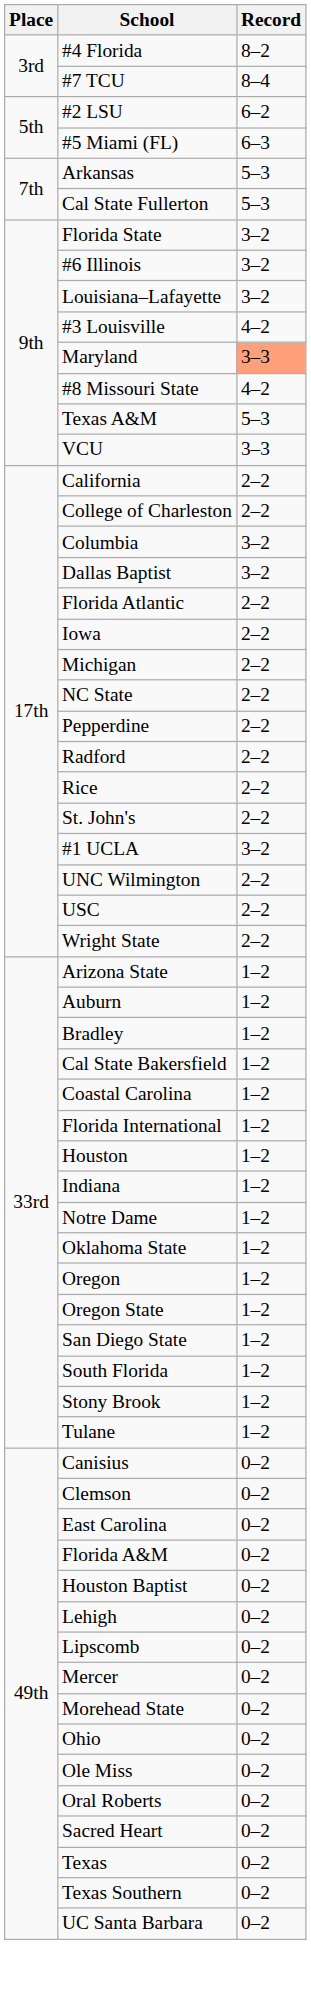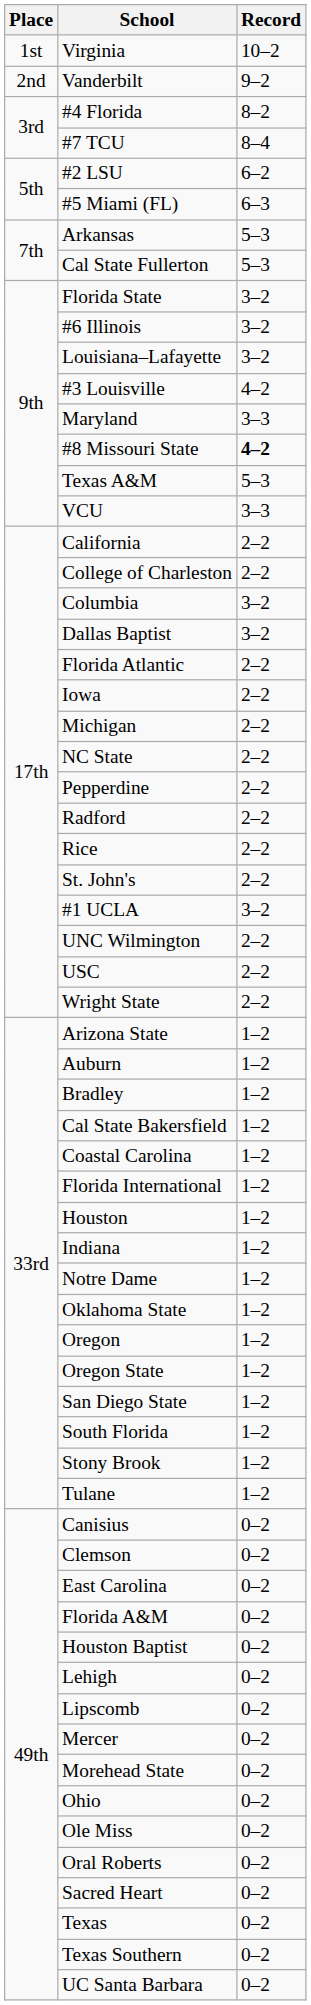+ row: (94, 50)
+ row: (102, 81)
(255, 357) lightsalmon background -> (255, 419) no background
(255, 388) normal -> (255, 449) bold
